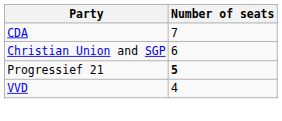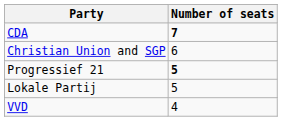(174, 32) normal -> (174, 32) bold
+ row: (52, 88)
